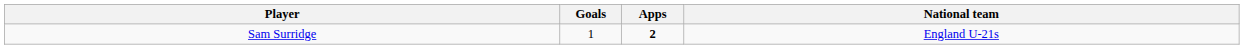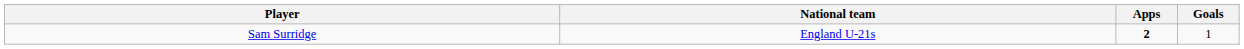columns swapped: (961, 14) <-> (591, 14)
